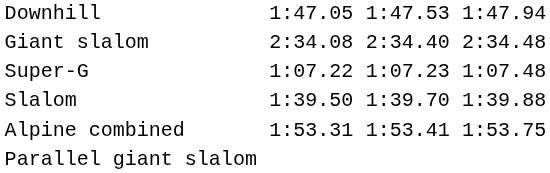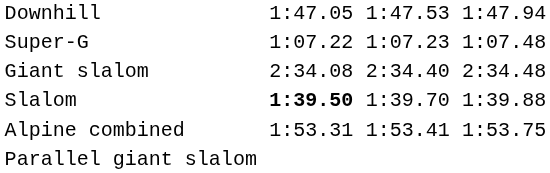rows swapped: (47, 72) <-> (77, 42)
(311, 101) normal -> (311, 101) bold
